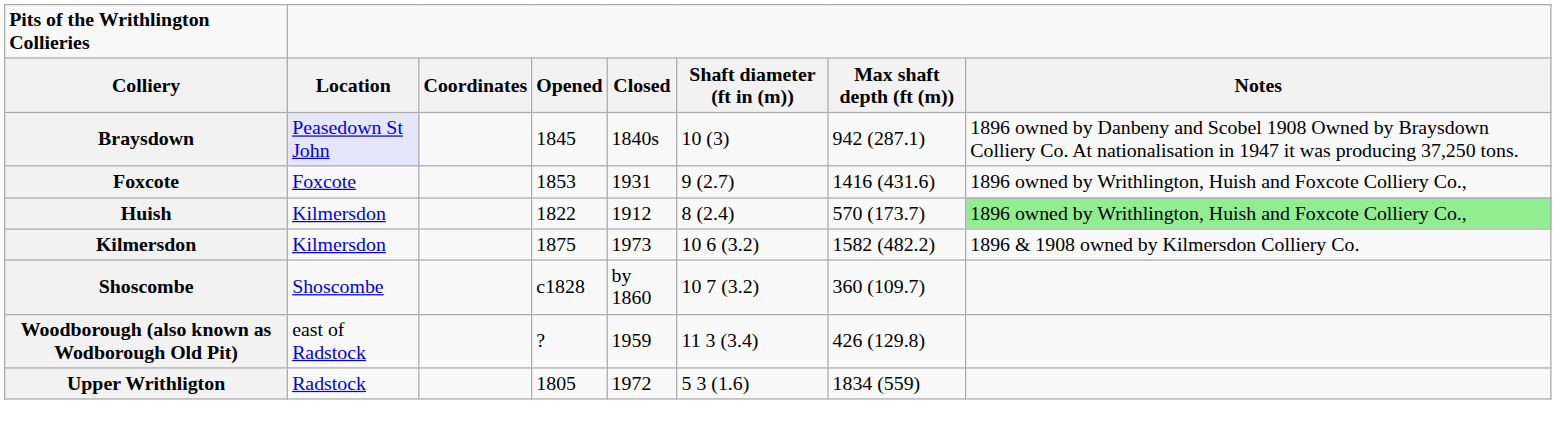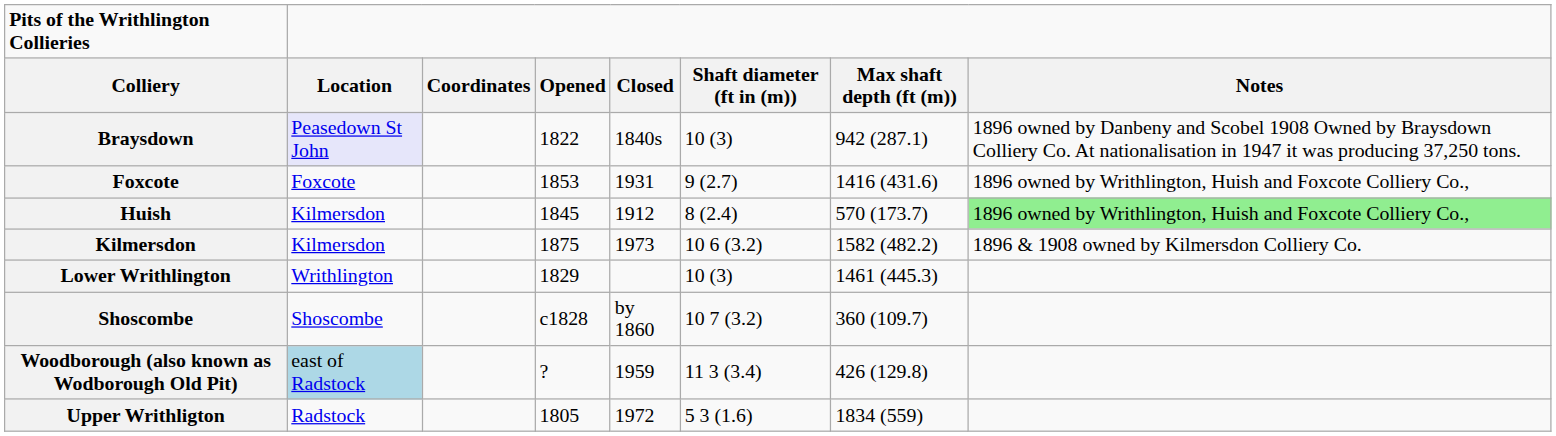(556, 138) 1845 -> (559, 138) 1822
(556, 213) 1822 -> (559, 213) 1845
+ row: (146, 275)
(329, 340) no background -> (328, 372) lightblue background
